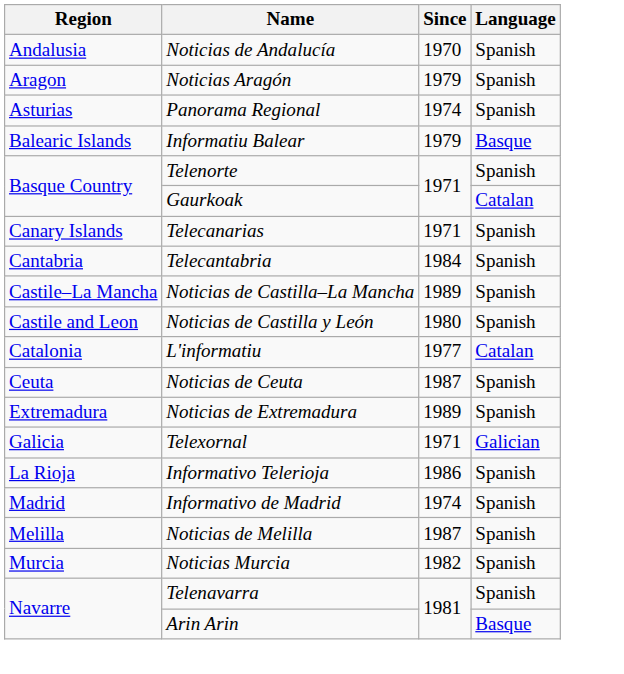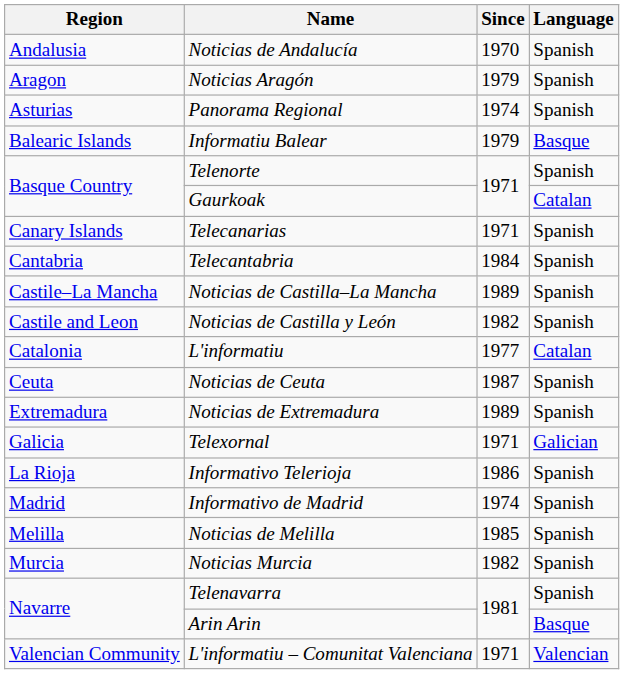(442, 321) 1980 -> (500, 321) 1982
(442, 532) 1987 -> (500, 532) 1985
+ row: (330, 653)
